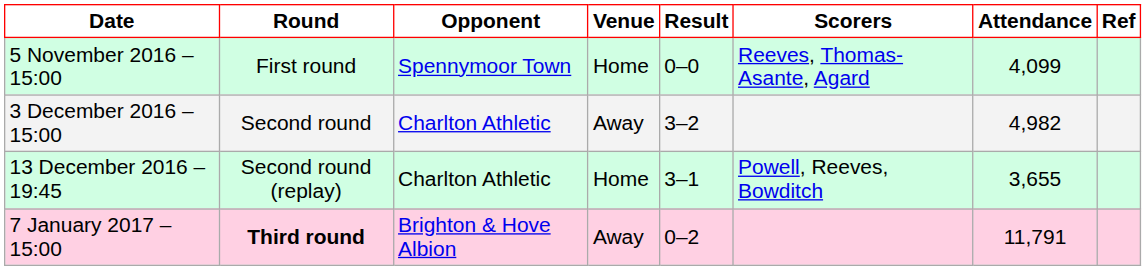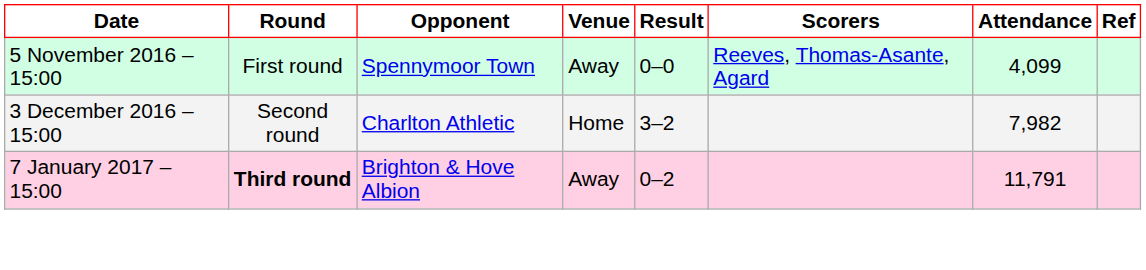(621, 66) Home -> (594, 66) Away
(618, 122) Away -> (596, 122) Home
(1035, 122) 4,982 -> (1035, 122) 7,982
- row: (107, 179)
